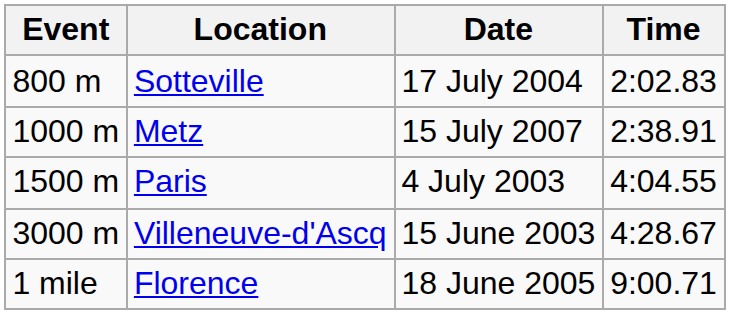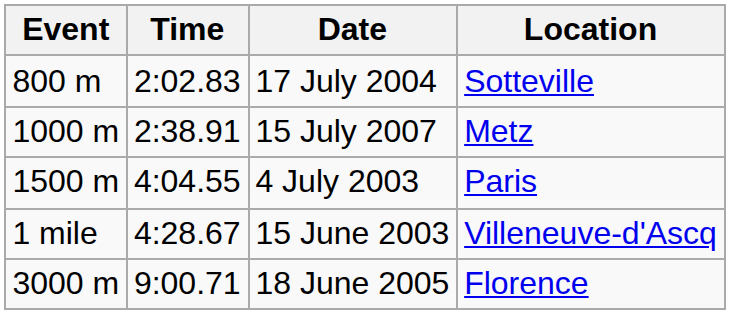columns swapped: (664, 29) <-> (260, 29)
(66, 232) 3000 m -> (55, 232) 1 mile
(55, 283) 1 mile -> (66, 283) 3000 m
